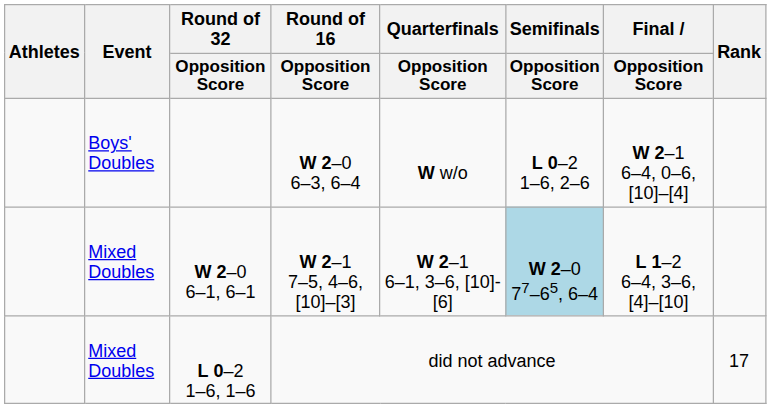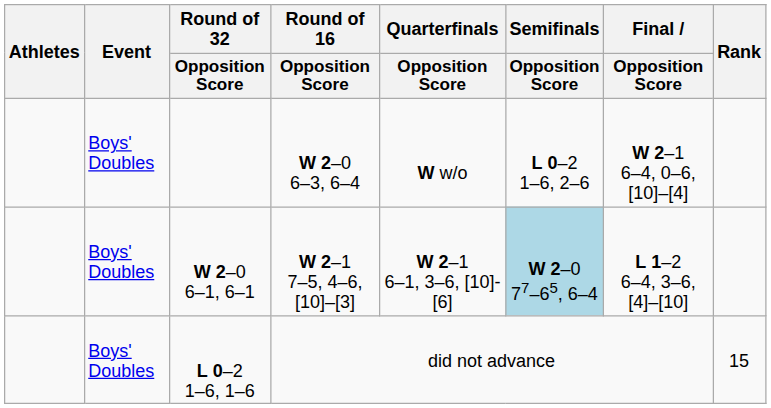(121, 262) Mixed Doubles -> (121, 262) Boys' Doubles
(121, 360) Mixed Doubles -> (121, 360) Boys' Doubles
(739, 360) 17 -> (739, 360) 15
